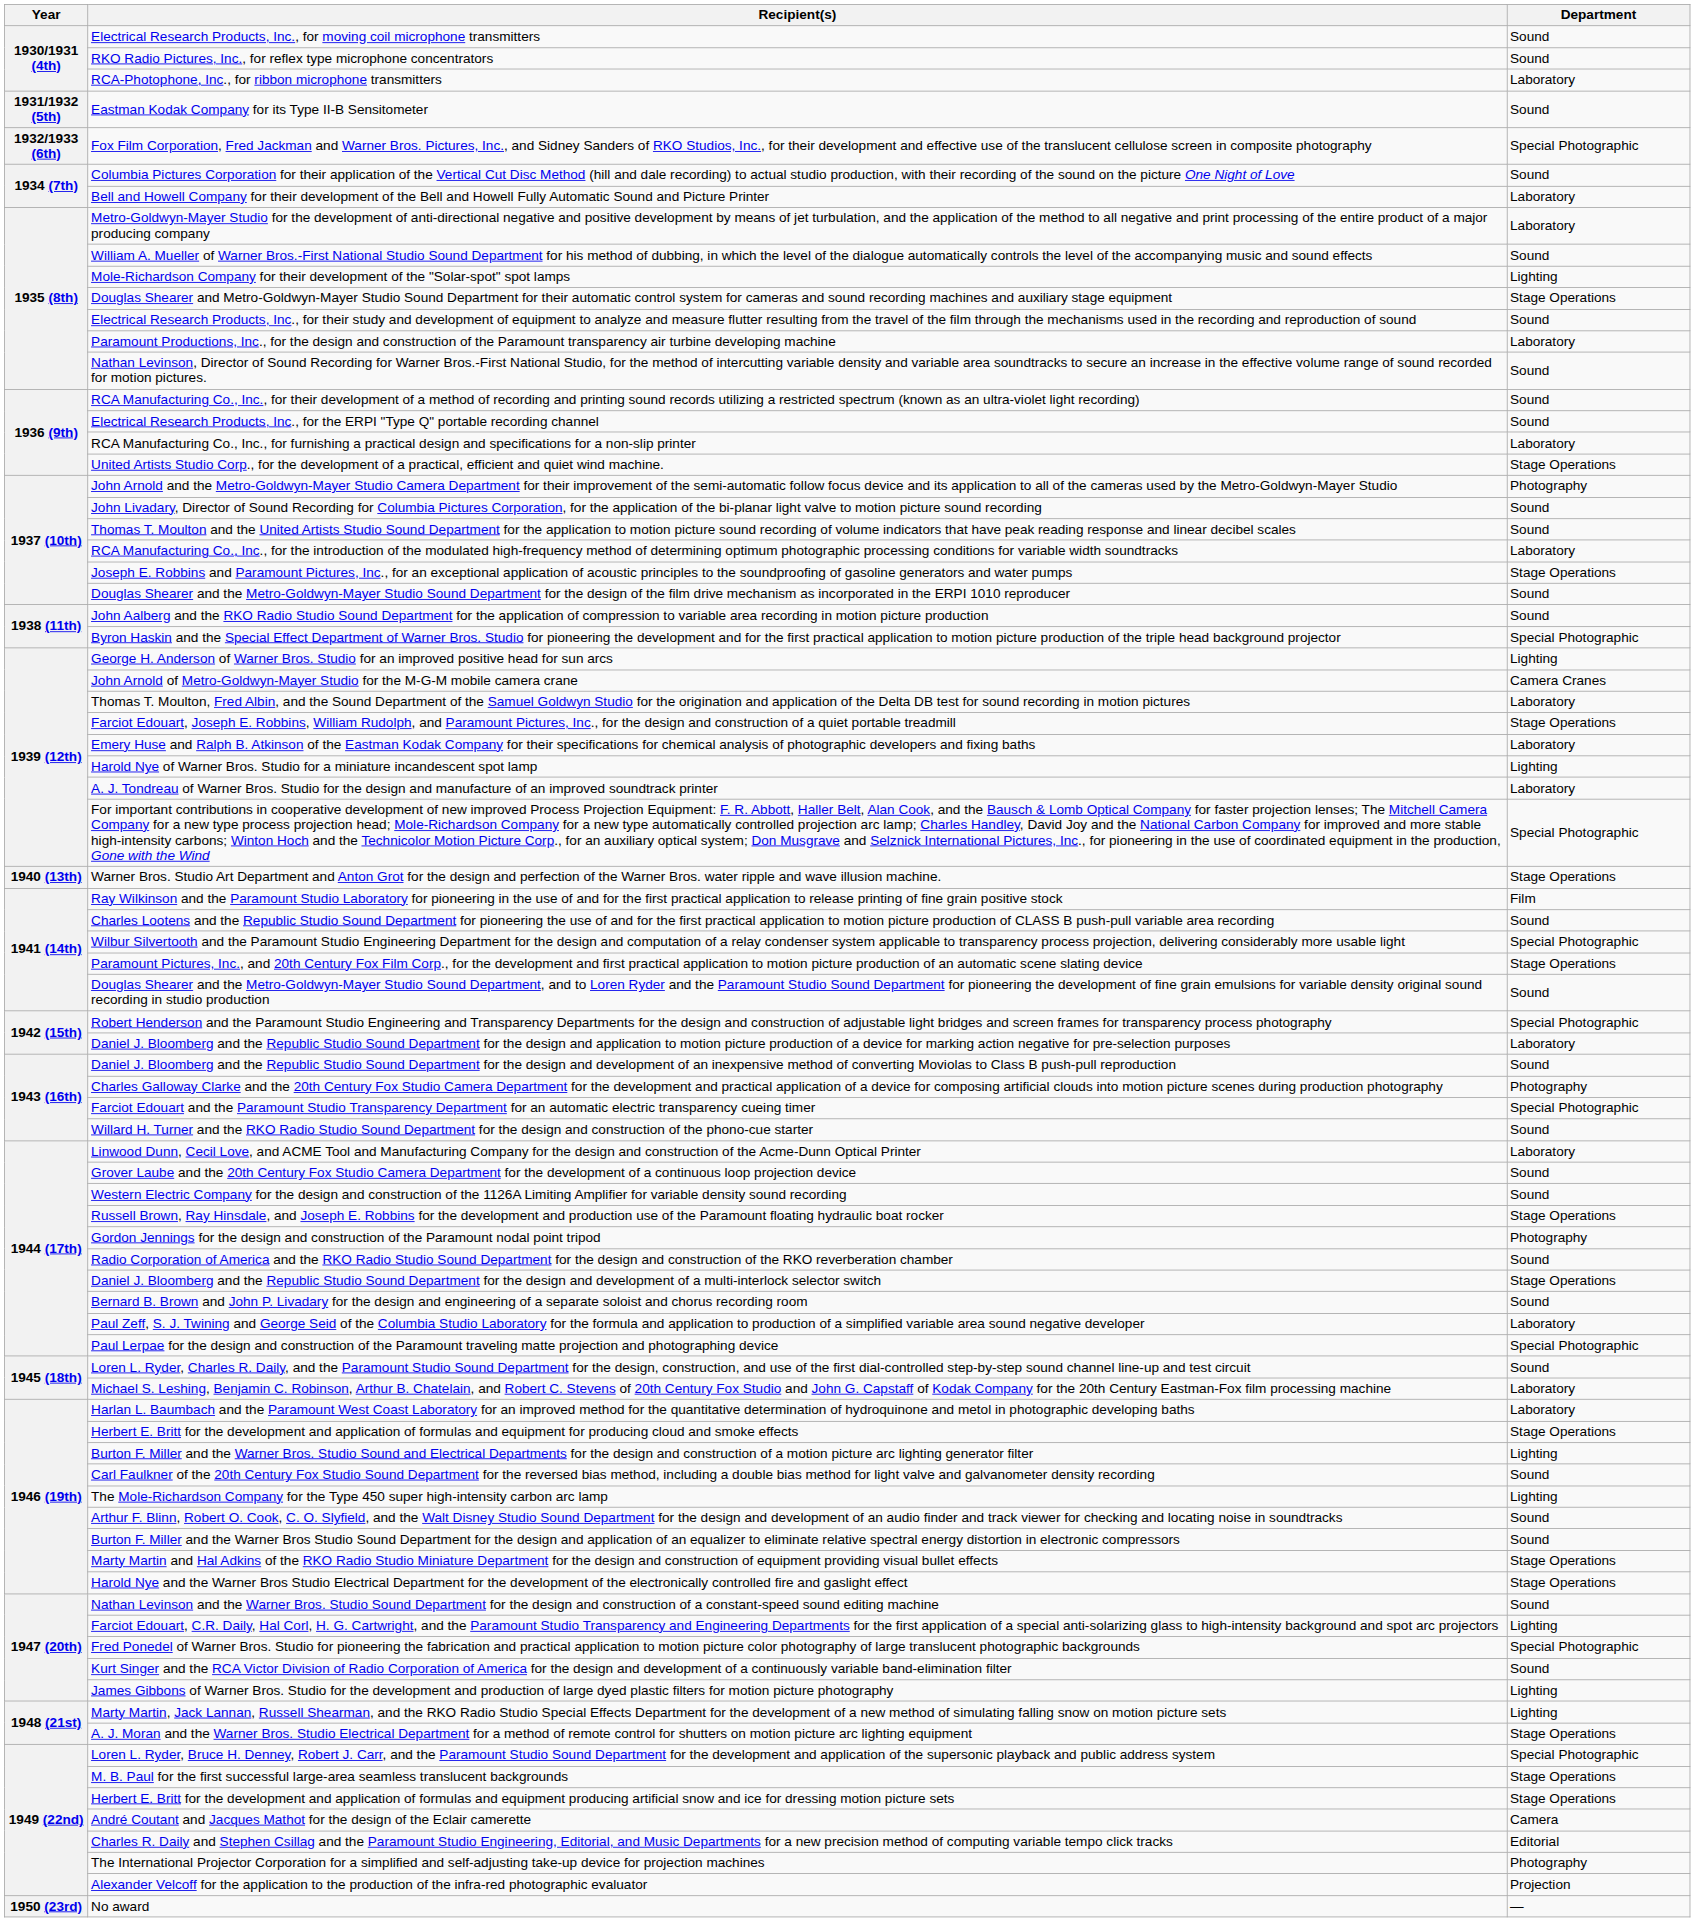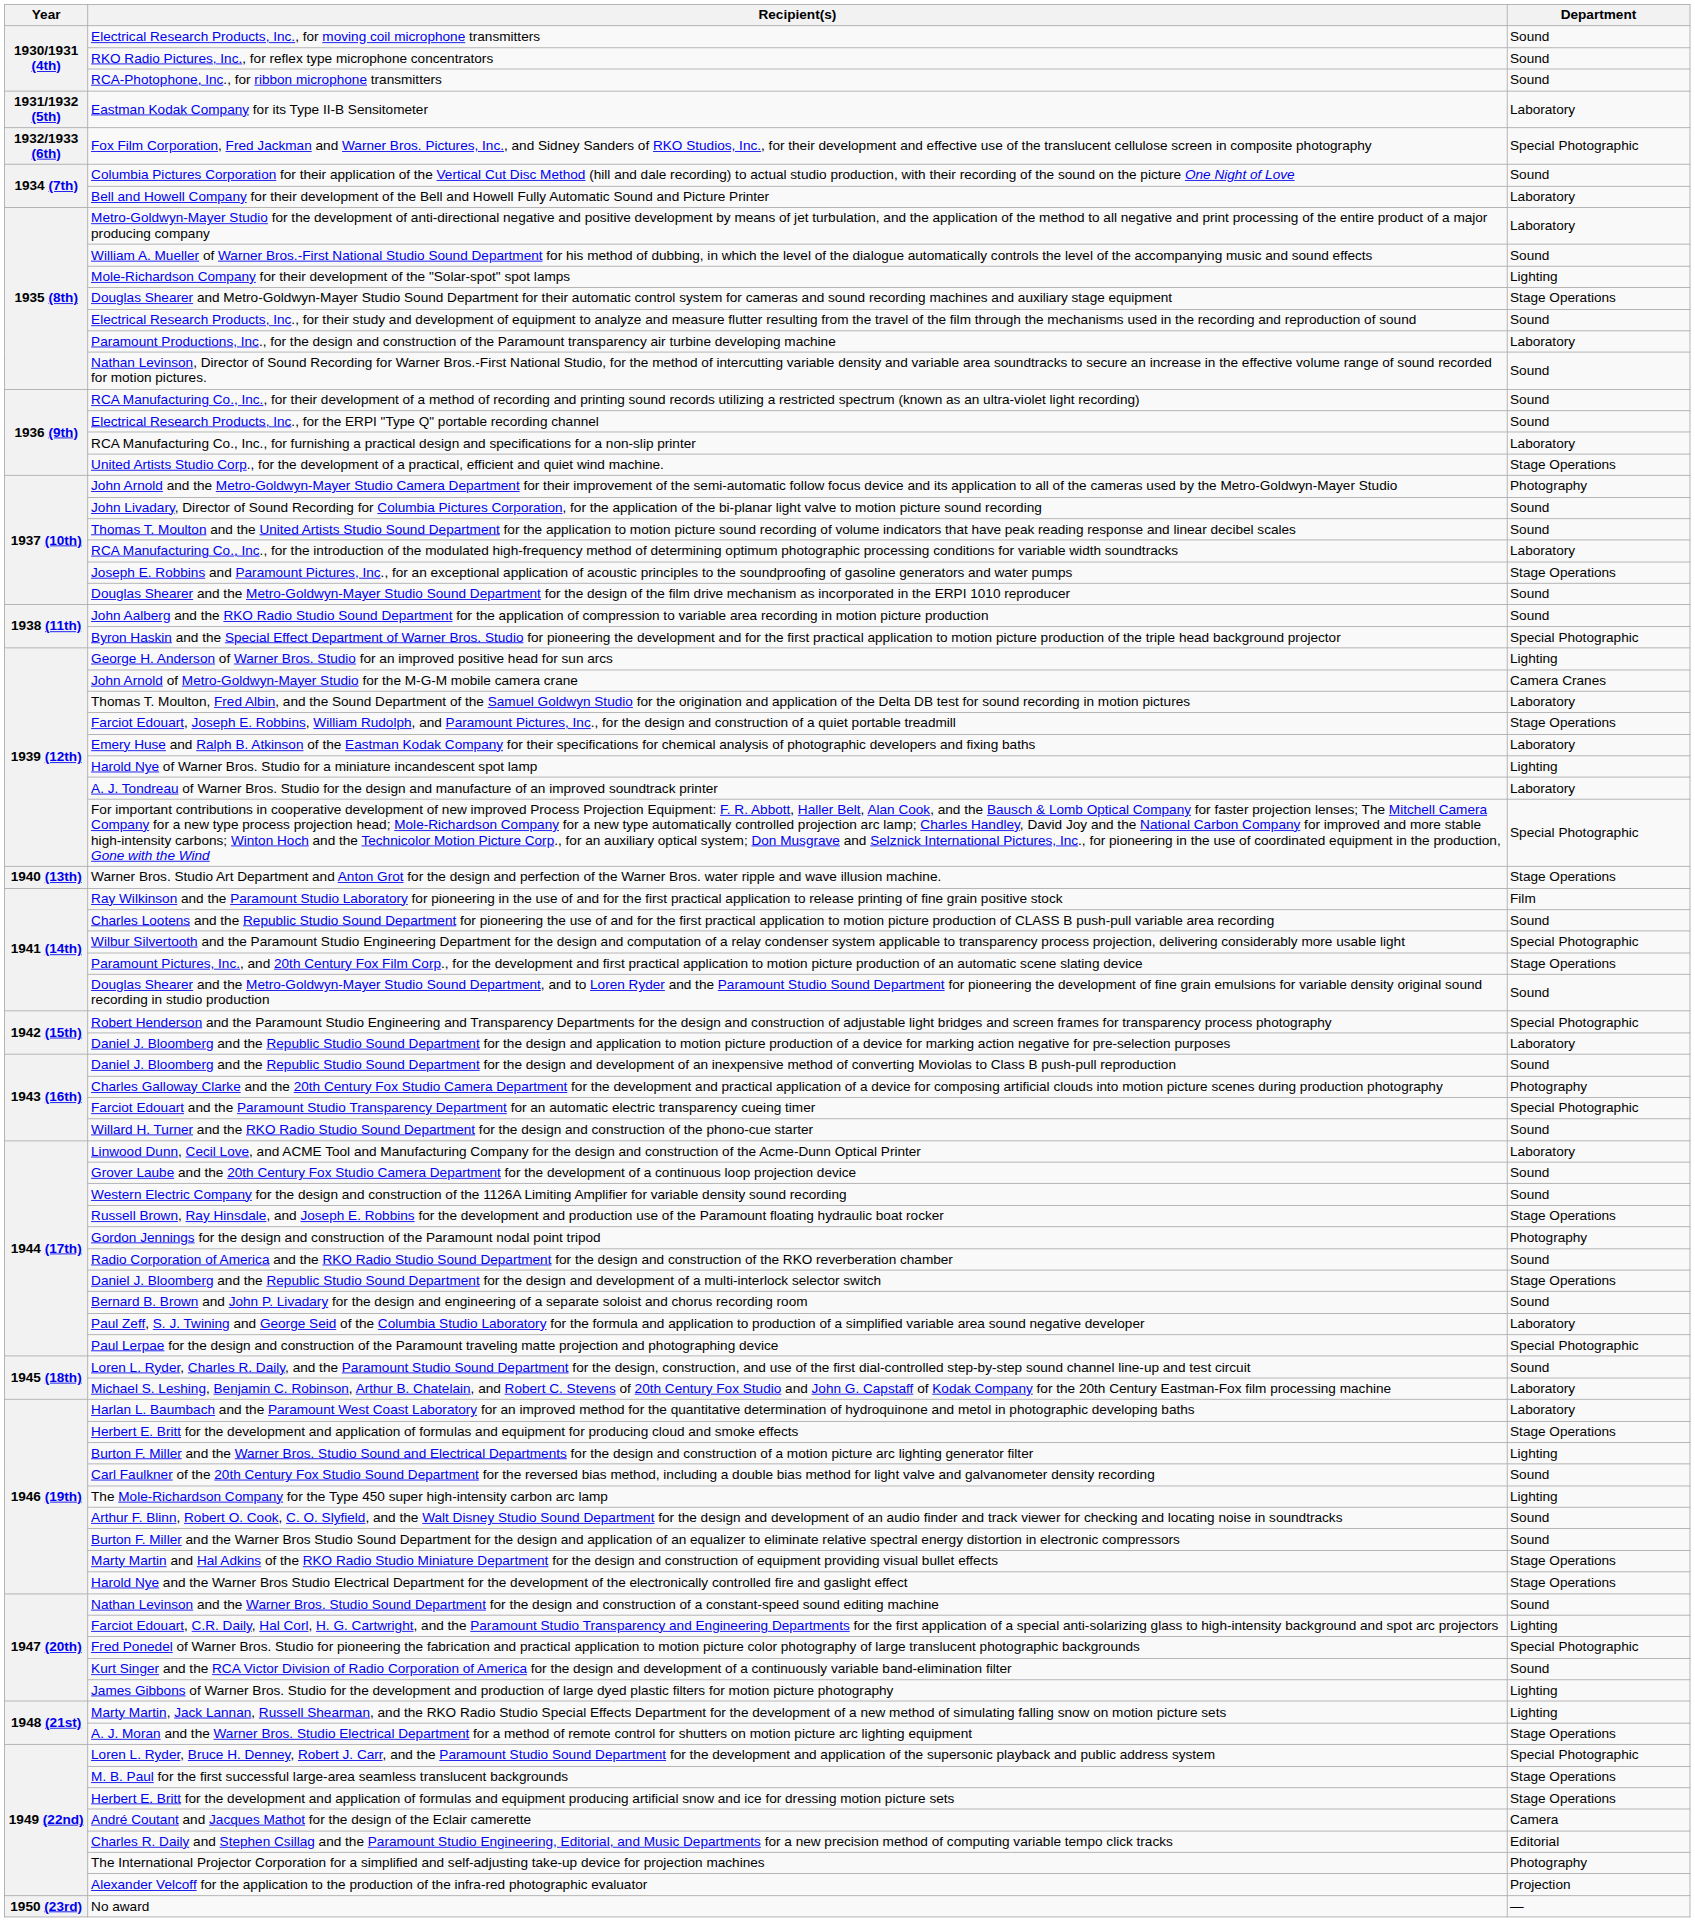(1543, 79) Laboratory -> (1530, 79) Sound
(1530, 109) Sound -> (1543, 109) Laboratory
